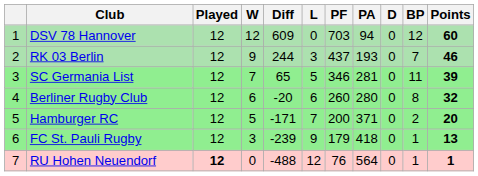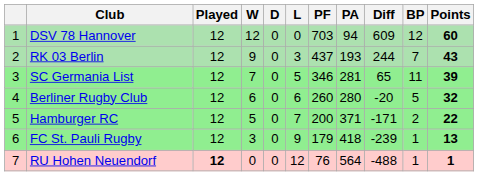columns swapped: (392, 14) <-> (283, 14)
(451, 56) 46 -> (451, 56) 43
(415, 98) 8 -> (415, 98) 5
(451, 118) 20 -> (451, 118) 22
